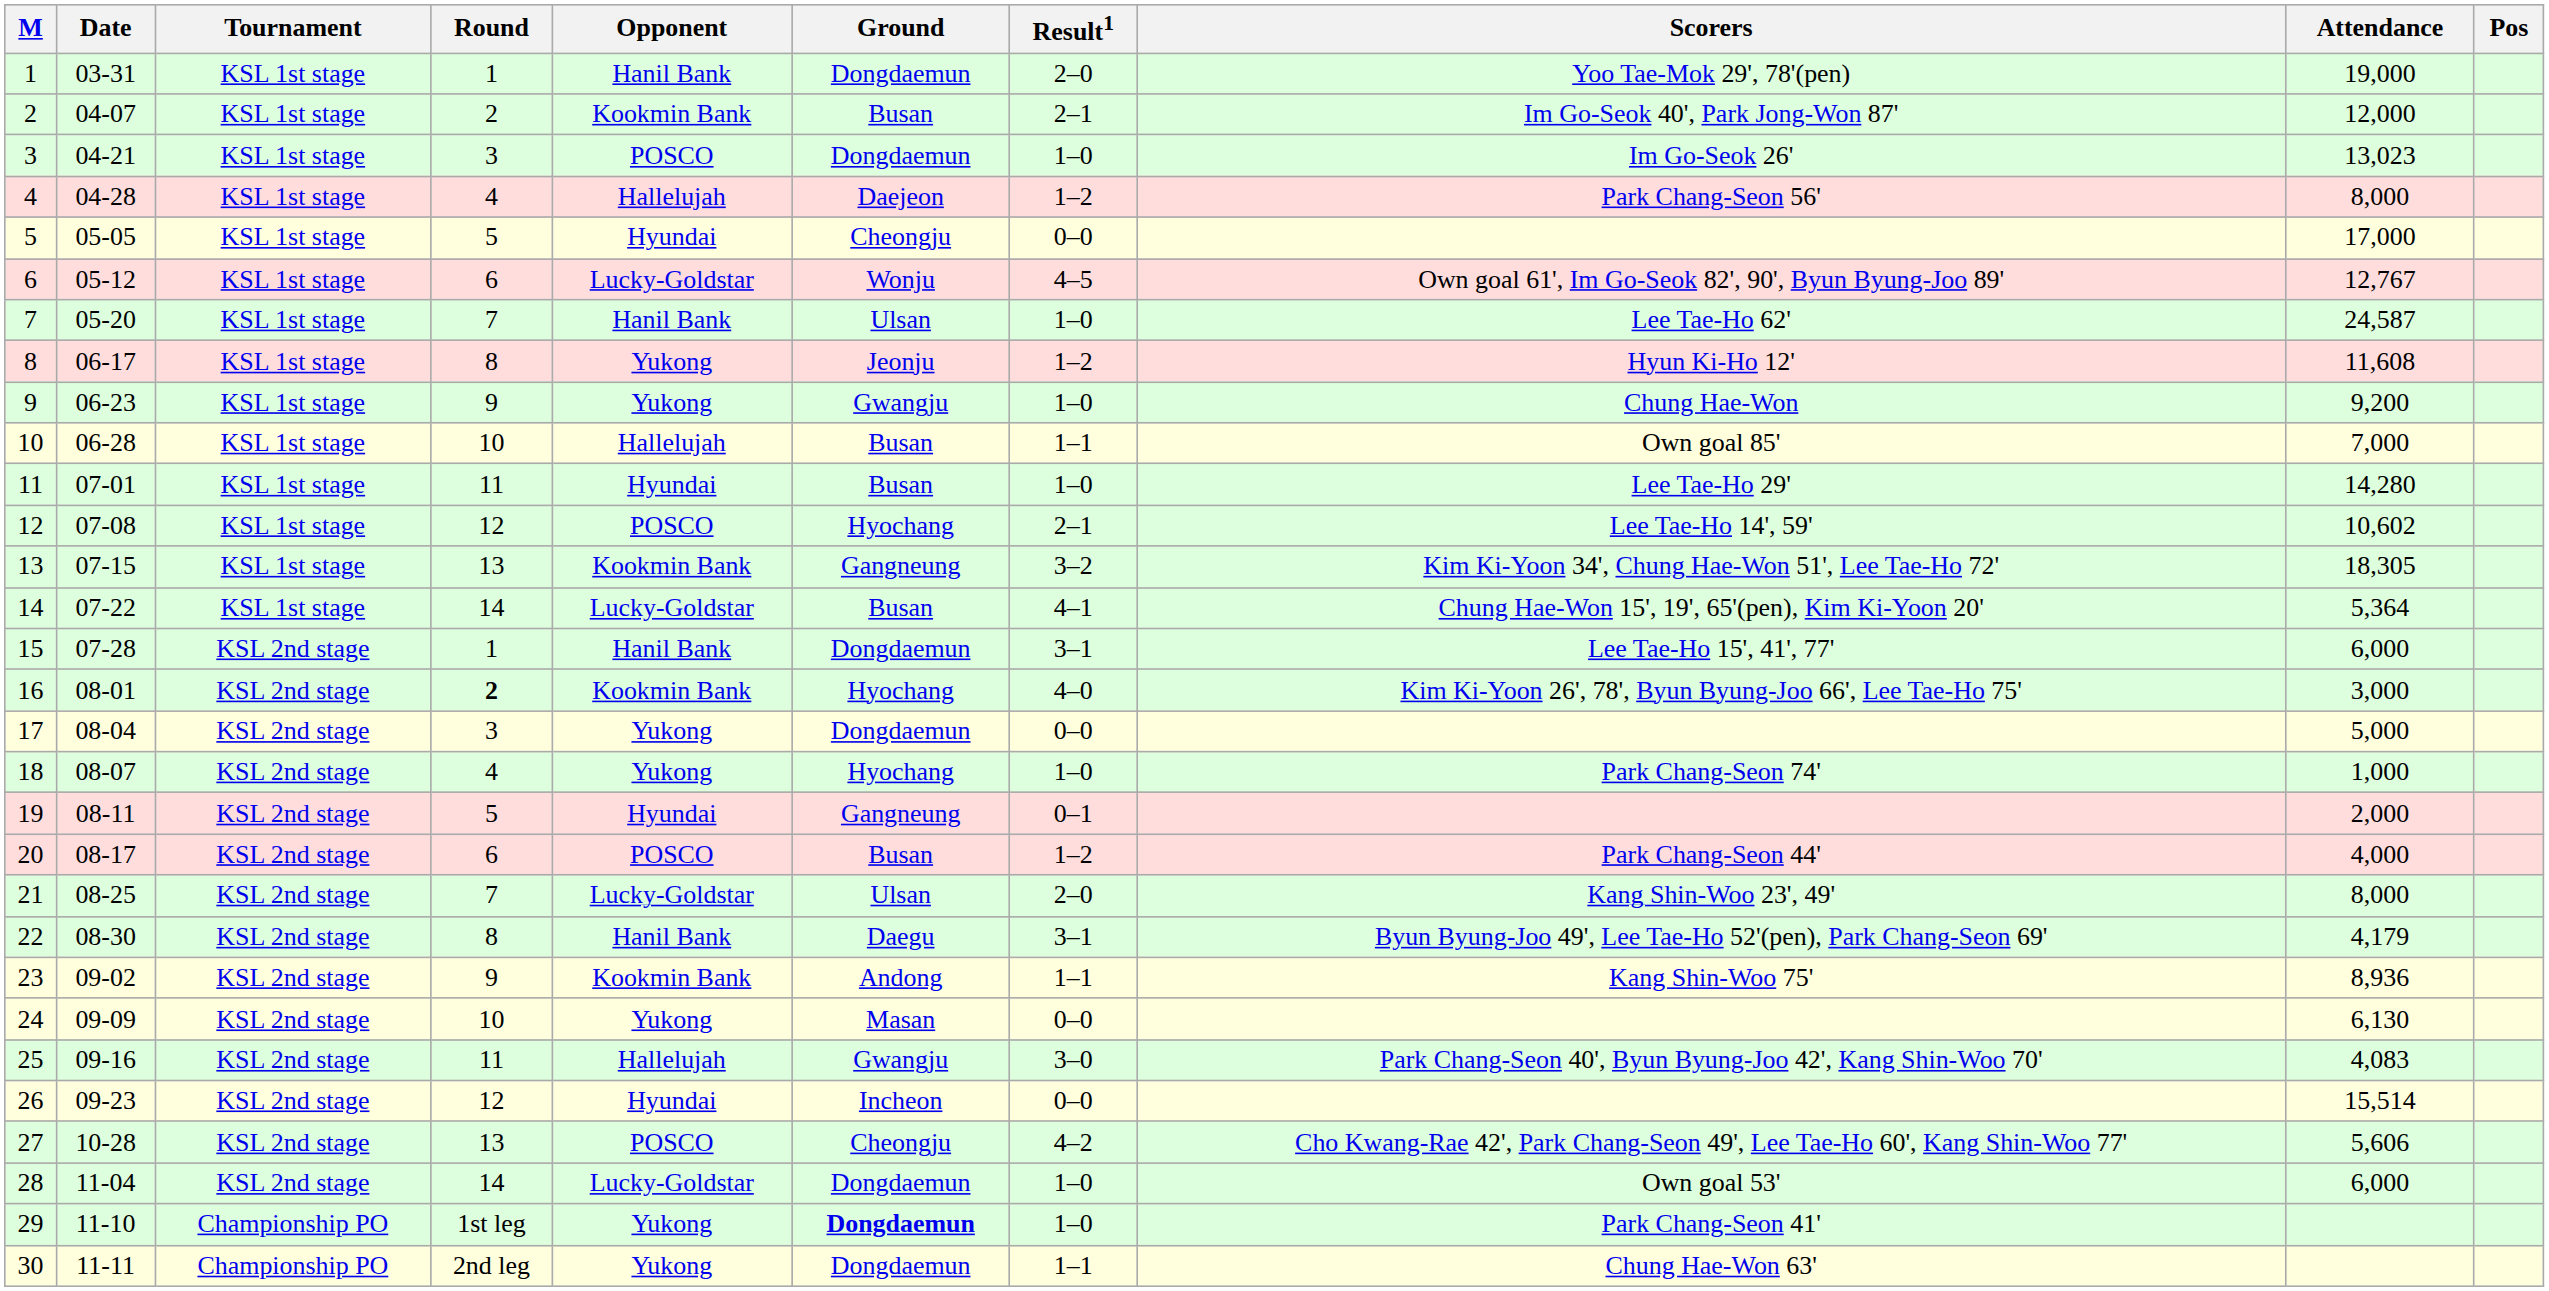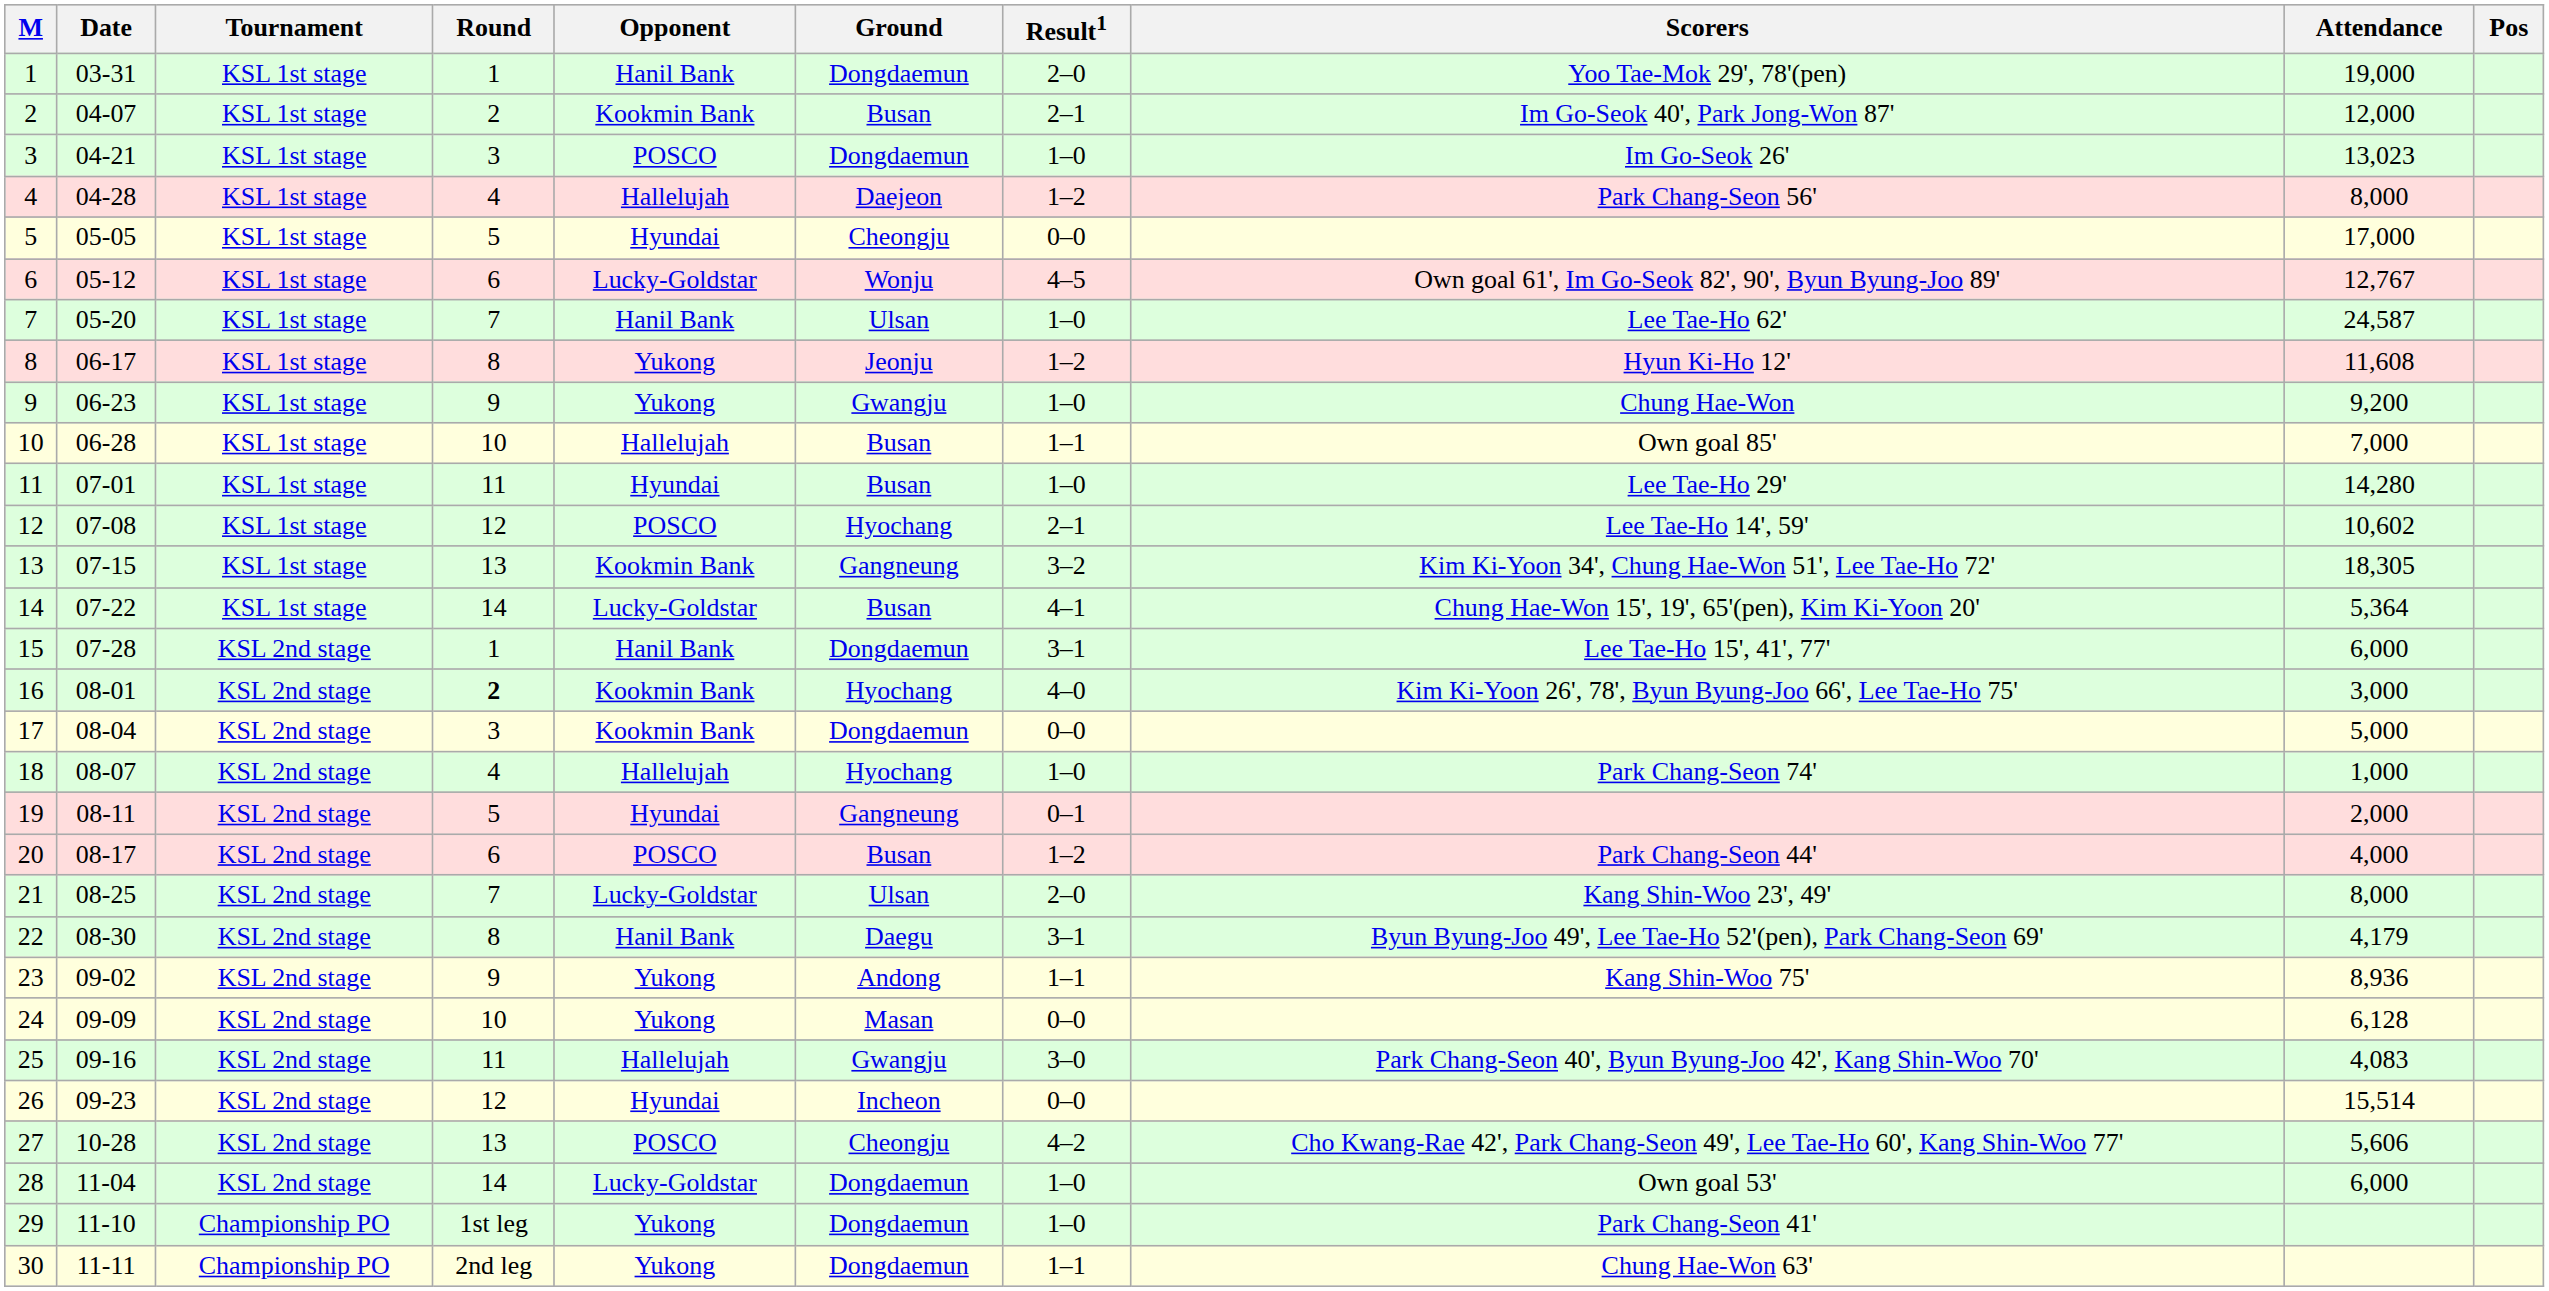(672, 730) Yukong -> (675, 730) Kookmin Bank
(672, 772) Yukong -> (675, 772) Hallelujah
(672, 977) Kookmin Bank -> (675, 977) Yukong
(2380, 1018) 6,130 -> (2379, 1018) 6,128
(901, 1224) bold -> (899, 1224) normal
